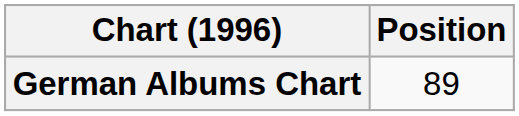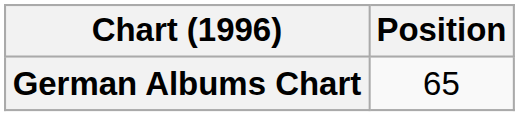(441, 82) 89 -> (441, 82) 65
